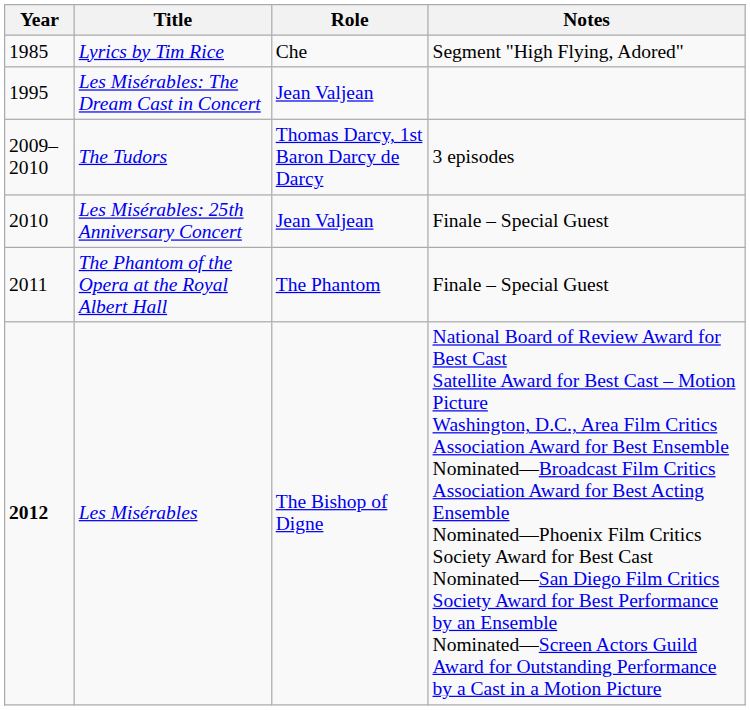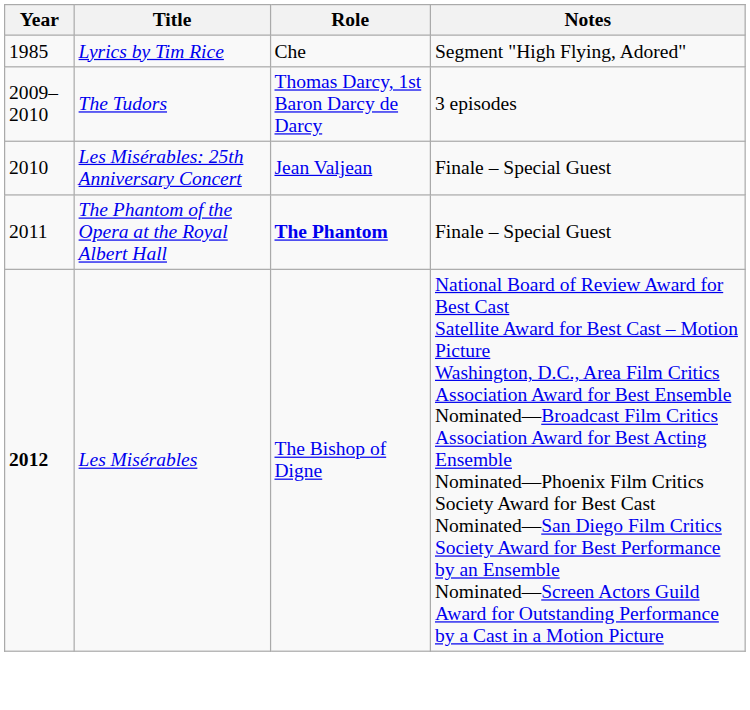- row: (170, 92)
(328, 284) normal -> (331, 231) bold
